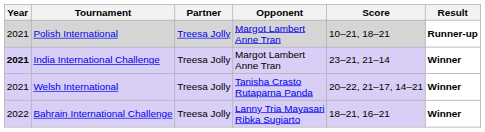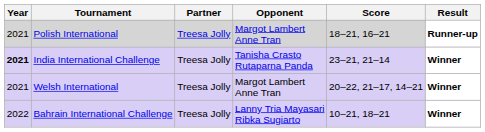(359, 34) 10–21, 18–21 -> (359, 34) 18–21, 16–21
(270, 61) Margot Lambert Anne Tran -> (274, 61) Tanisha Crasto Rutaparna Panda
(274, 87) Tanisha Crasto Rutaparna Panda -> (270, 87) Margot Lambert Anne Tran
(359, 114) 18–21, 16–21 -> (359, 114) 10–21, 18–21
